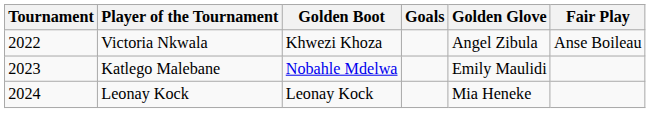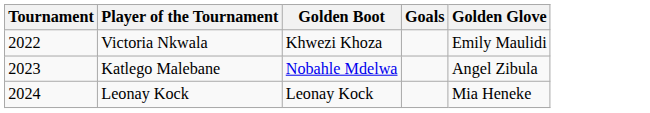- column: (598, 17)
(495, 42) Angel Zibula -> (499, 42) Emily Maulidi
(499, 68) Emily Maulidi -> (495, 68) Angel Zibula
